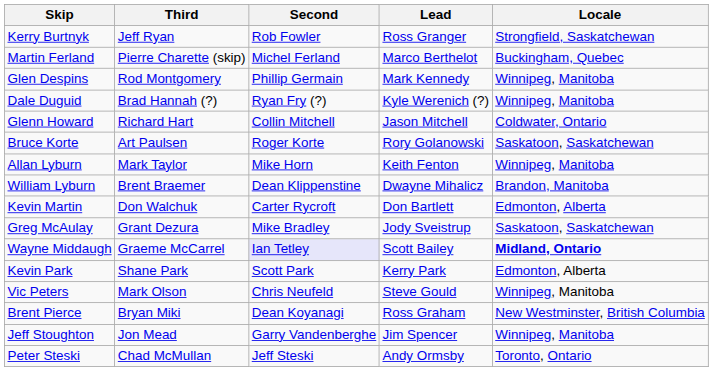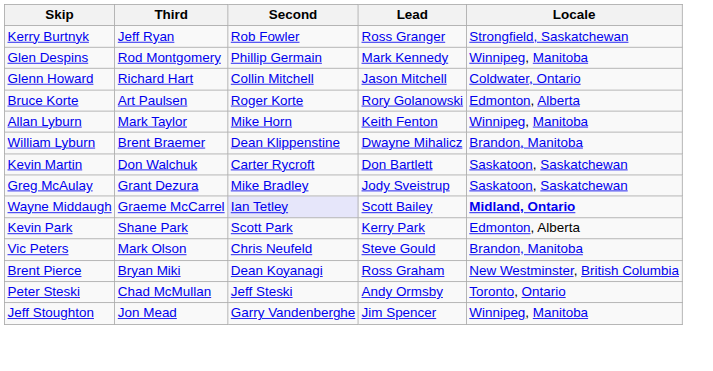- row: (51, 57)
- row: (45, 100)
(574, 143) Saskatoon, Saskatchewan -> (525, 100) Edmonton, Alberta
(551, 206) Edmonton, Alberta -> (549, 164) Saskatoon, Saskatchewan
(555, 292) Winnipeg, Manitoba -> (526, 249) Brandon, Manitoba
rows swapped: (44, 356) <-> (51, 334)
